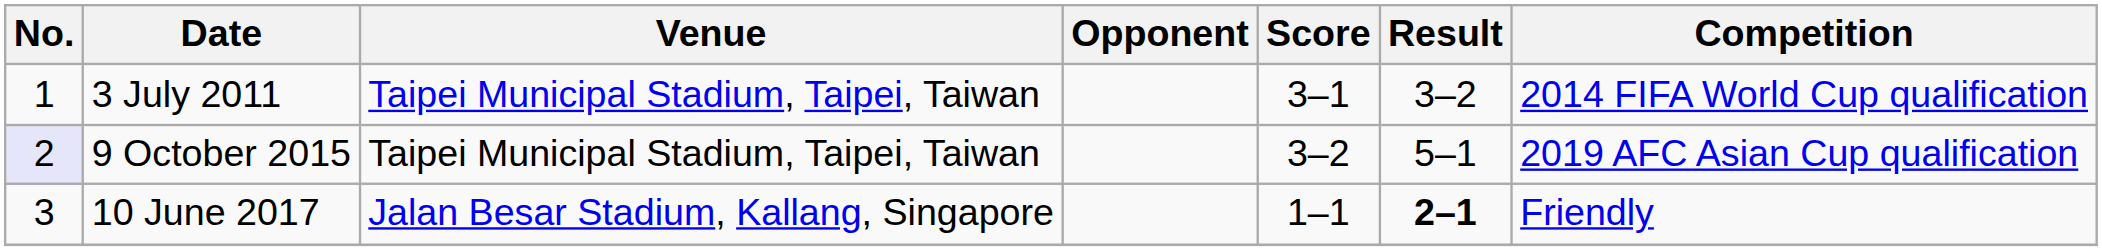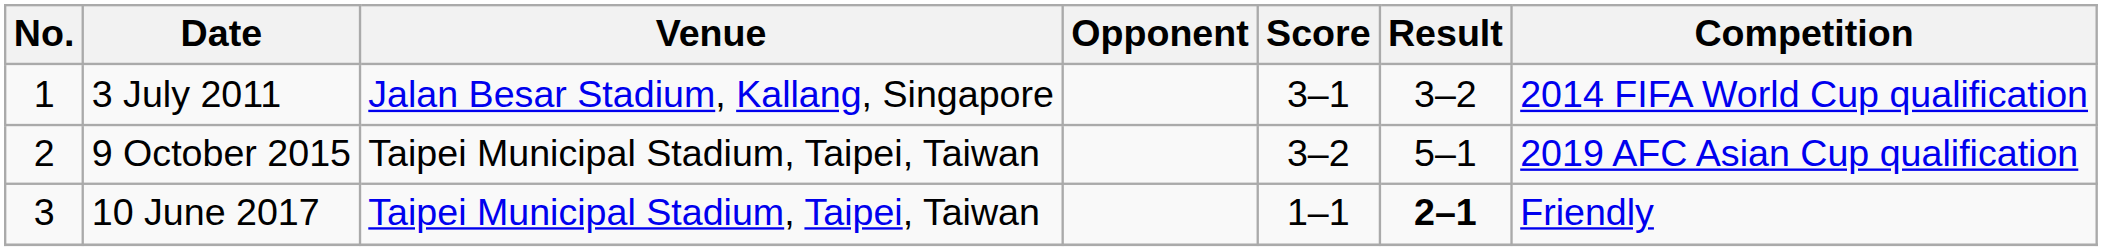(704, 93) Taipei Municipal Stadium, Taipei, Taiwan -> (711, 93) Jalan Besar Stadium, Kallang, Singapore
(44, 153) lavender background -> (44, 153) no background
(711, 213) Jalan Besar Stadium, Kallang, Singapore -> (704, 213) Taipei Municipal Stadium, Taipei, Taiwan
